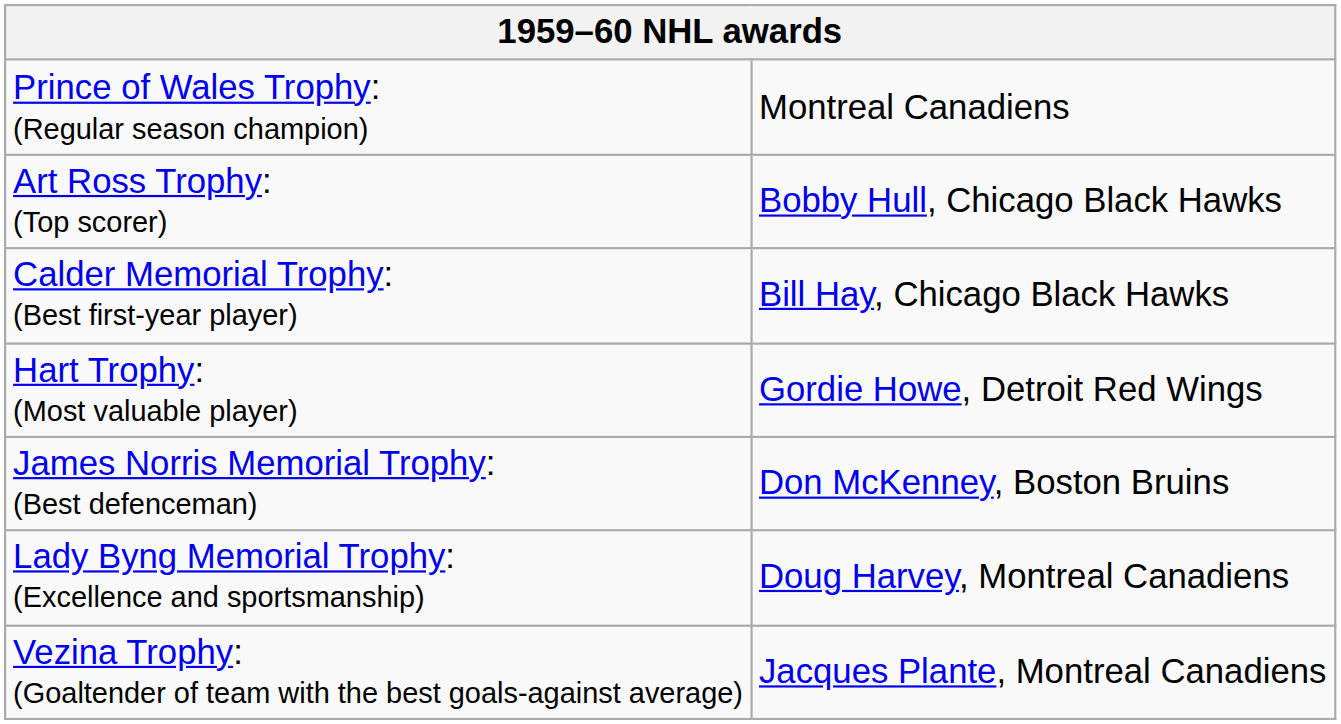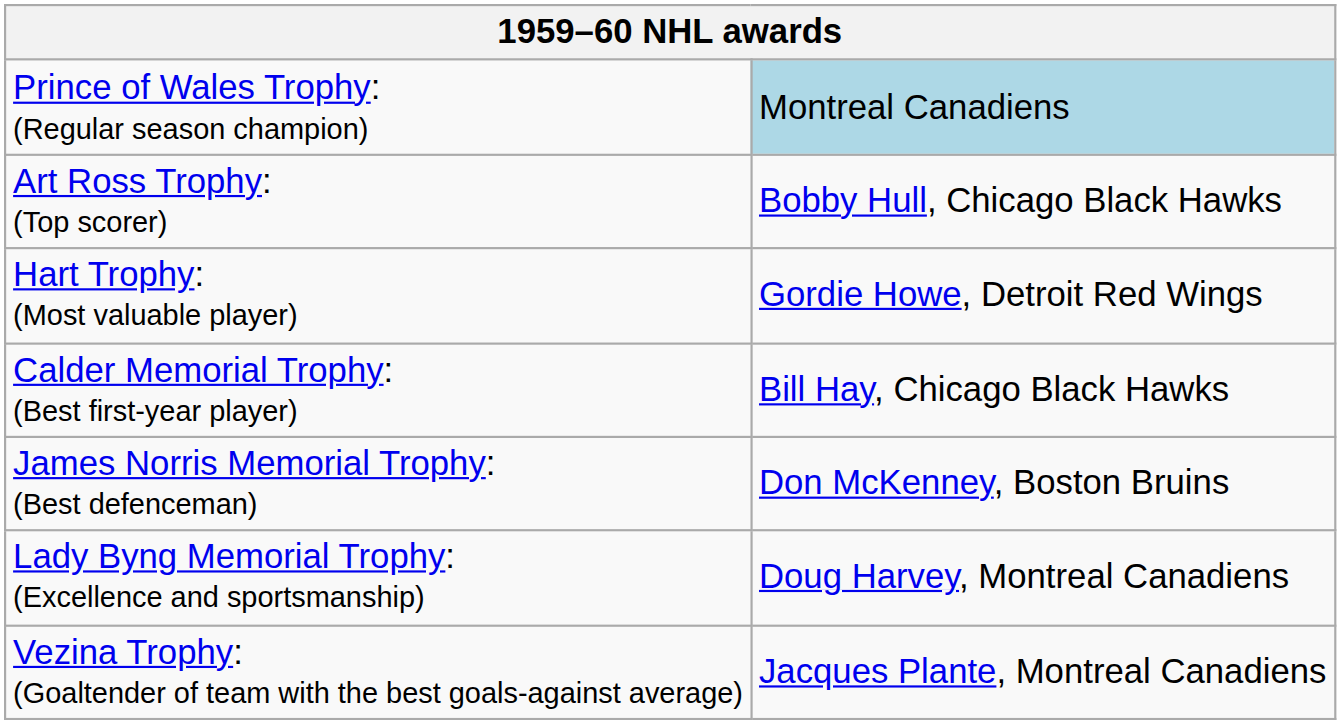(914, 106) no background -> (914, 106) lightblue background
rows swapped: (203, 294) <-> (155, 388)
